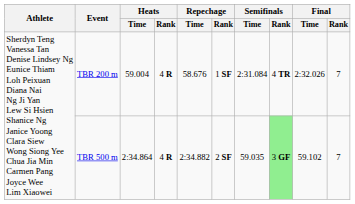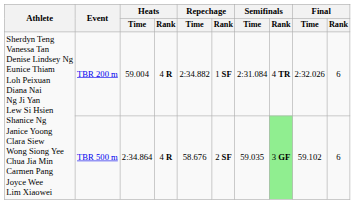(195, 74) 58.676 -> (195, 74) 2:34.882
(338, 74) 7 -> (338, 74) 6
(195, 158) 2:34.882 -> (195, 158) 58.676
(338, 158) 7 -> (338, 158) 6
